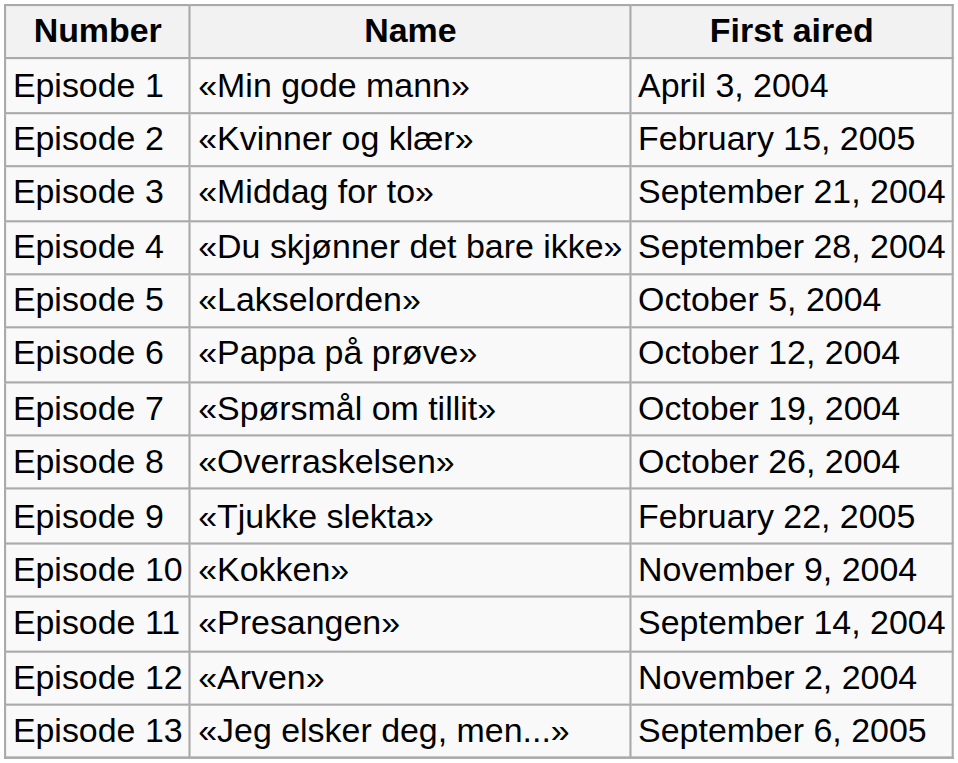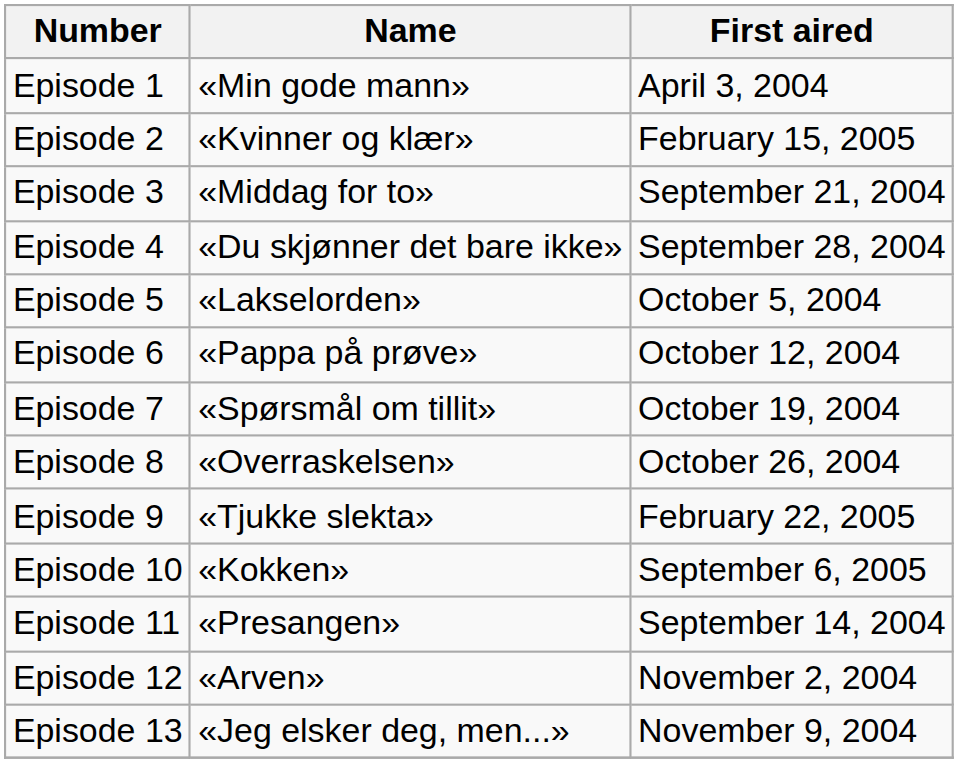(778, 569) November 9, 2004 -> (782, 569) September 6, 2005
(782, 730) September 6, 2005 -> (778, 730) November 9, 2004
